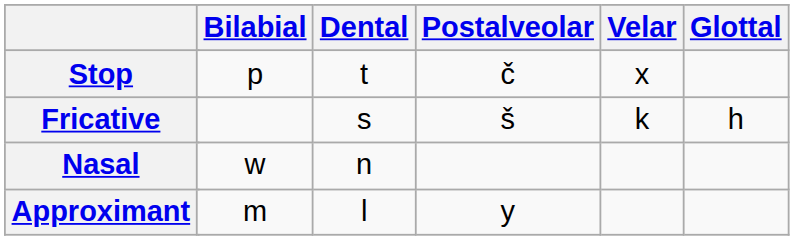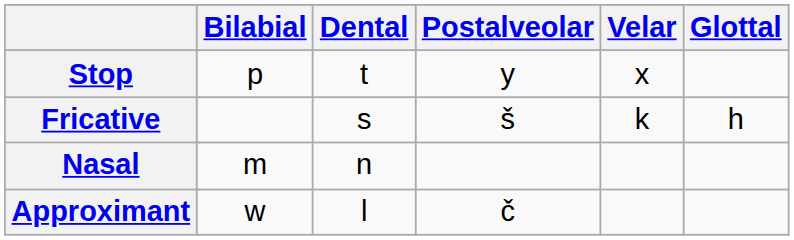(508, 73) č -> (508, 73) y
(255, 165) w -> (255, 165) m
(255, 211) m -> (255, 211) w
(508, 211) y -> (508, 211) č
